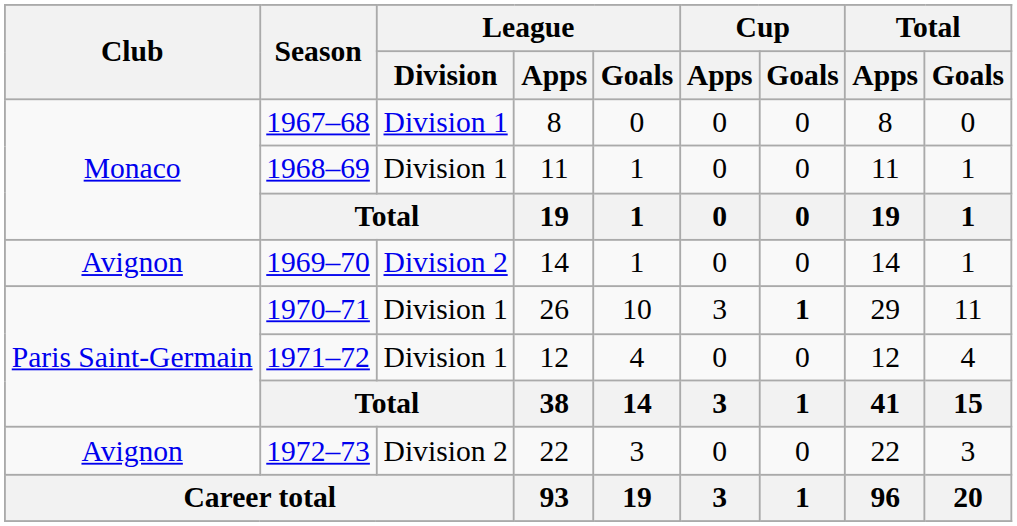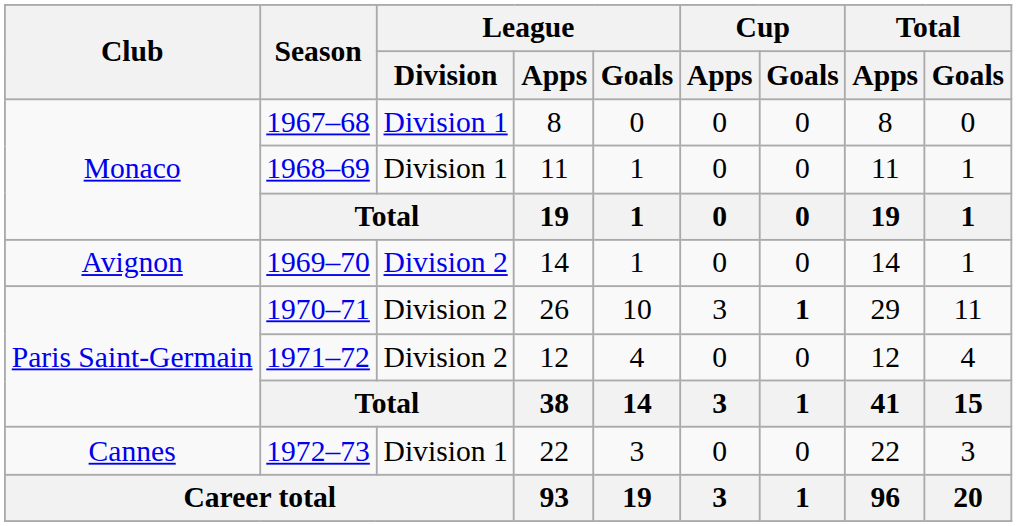(446, 309) Division 1 -> (446, 309) Division 2
(446, 356) Division 1 -> (446, 356) Division 2
(132, 450) Avignon -> (132, 450) Cannes
(446, 450) Division 2 -> (446, 450) Division 1
